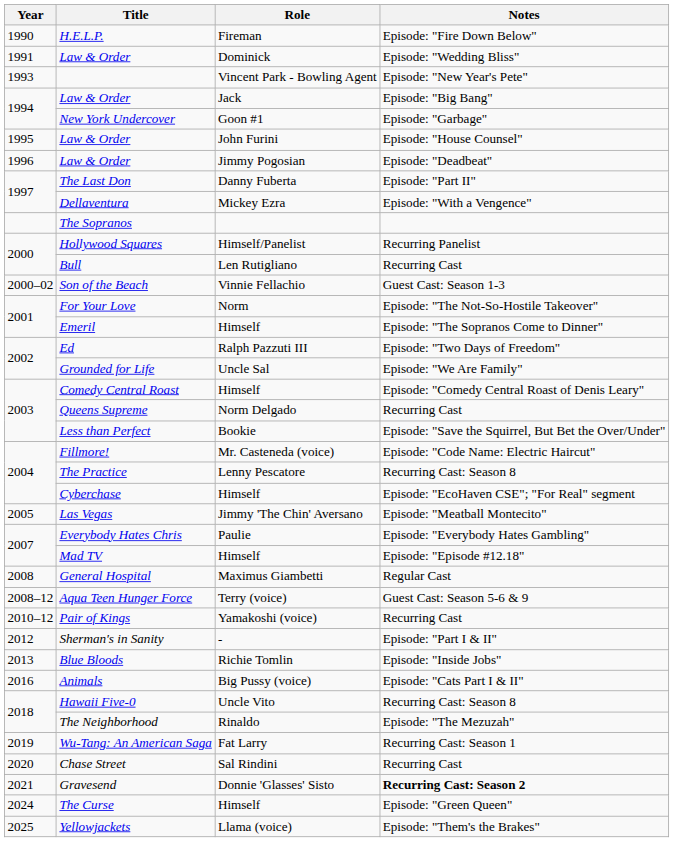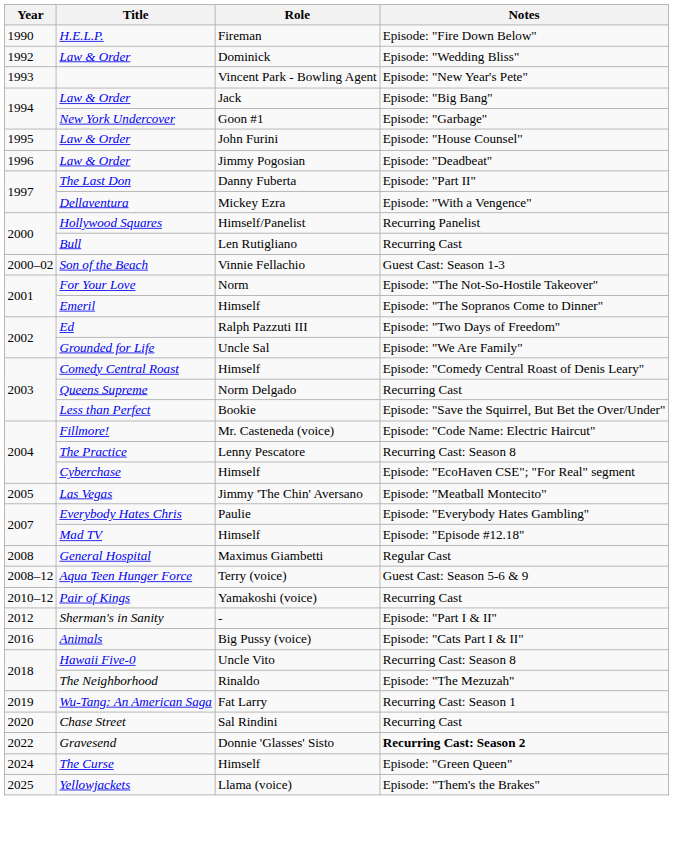(21, 56) 1991 -> (21, 56) 1992
- row: (96, 222)
- row: (91, 659)
(21, 784) 2021 -> (21, 743) 2022
